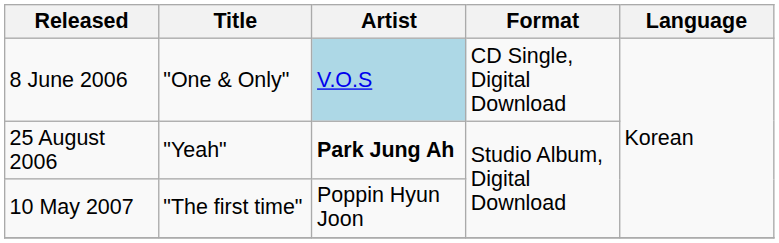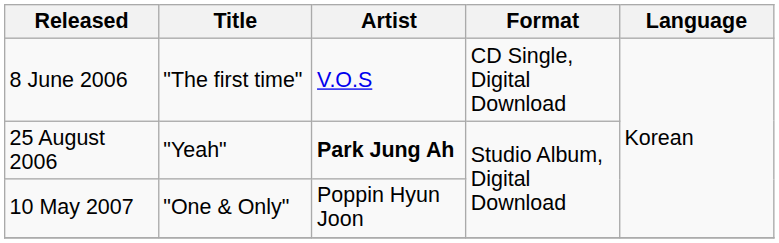(226, 79) "One & Only" -> (233, 79) "The first time"
(345, 79) lightblue background -> (345, 79) no background
(233, 207) "The first time" -> (226, 207) "One & Only"
